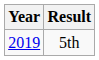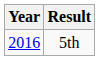(24, 42) 2019 -> (24, 42) 2016
